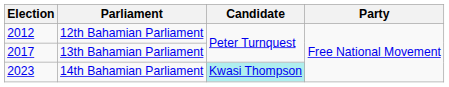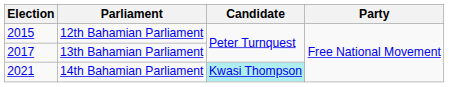(21, 33) 2012 -> (21, 33) 2015
(21, 71) 2023 -> (21, 71) 2021
